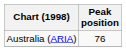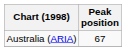(100, 38) 76 -> (100, 38) 67
